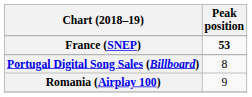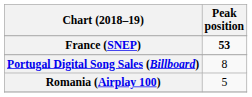(224, 82) 9 -> (224, 82) 5
